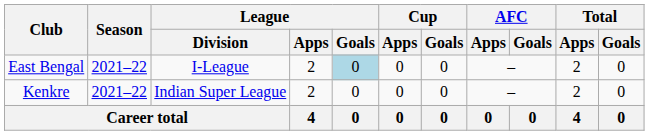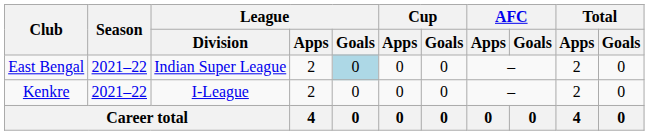(220, 67) I-League -> (220, 67) Indian Super League
(220, 92) Indian Super League -> (220, 92) I-League
